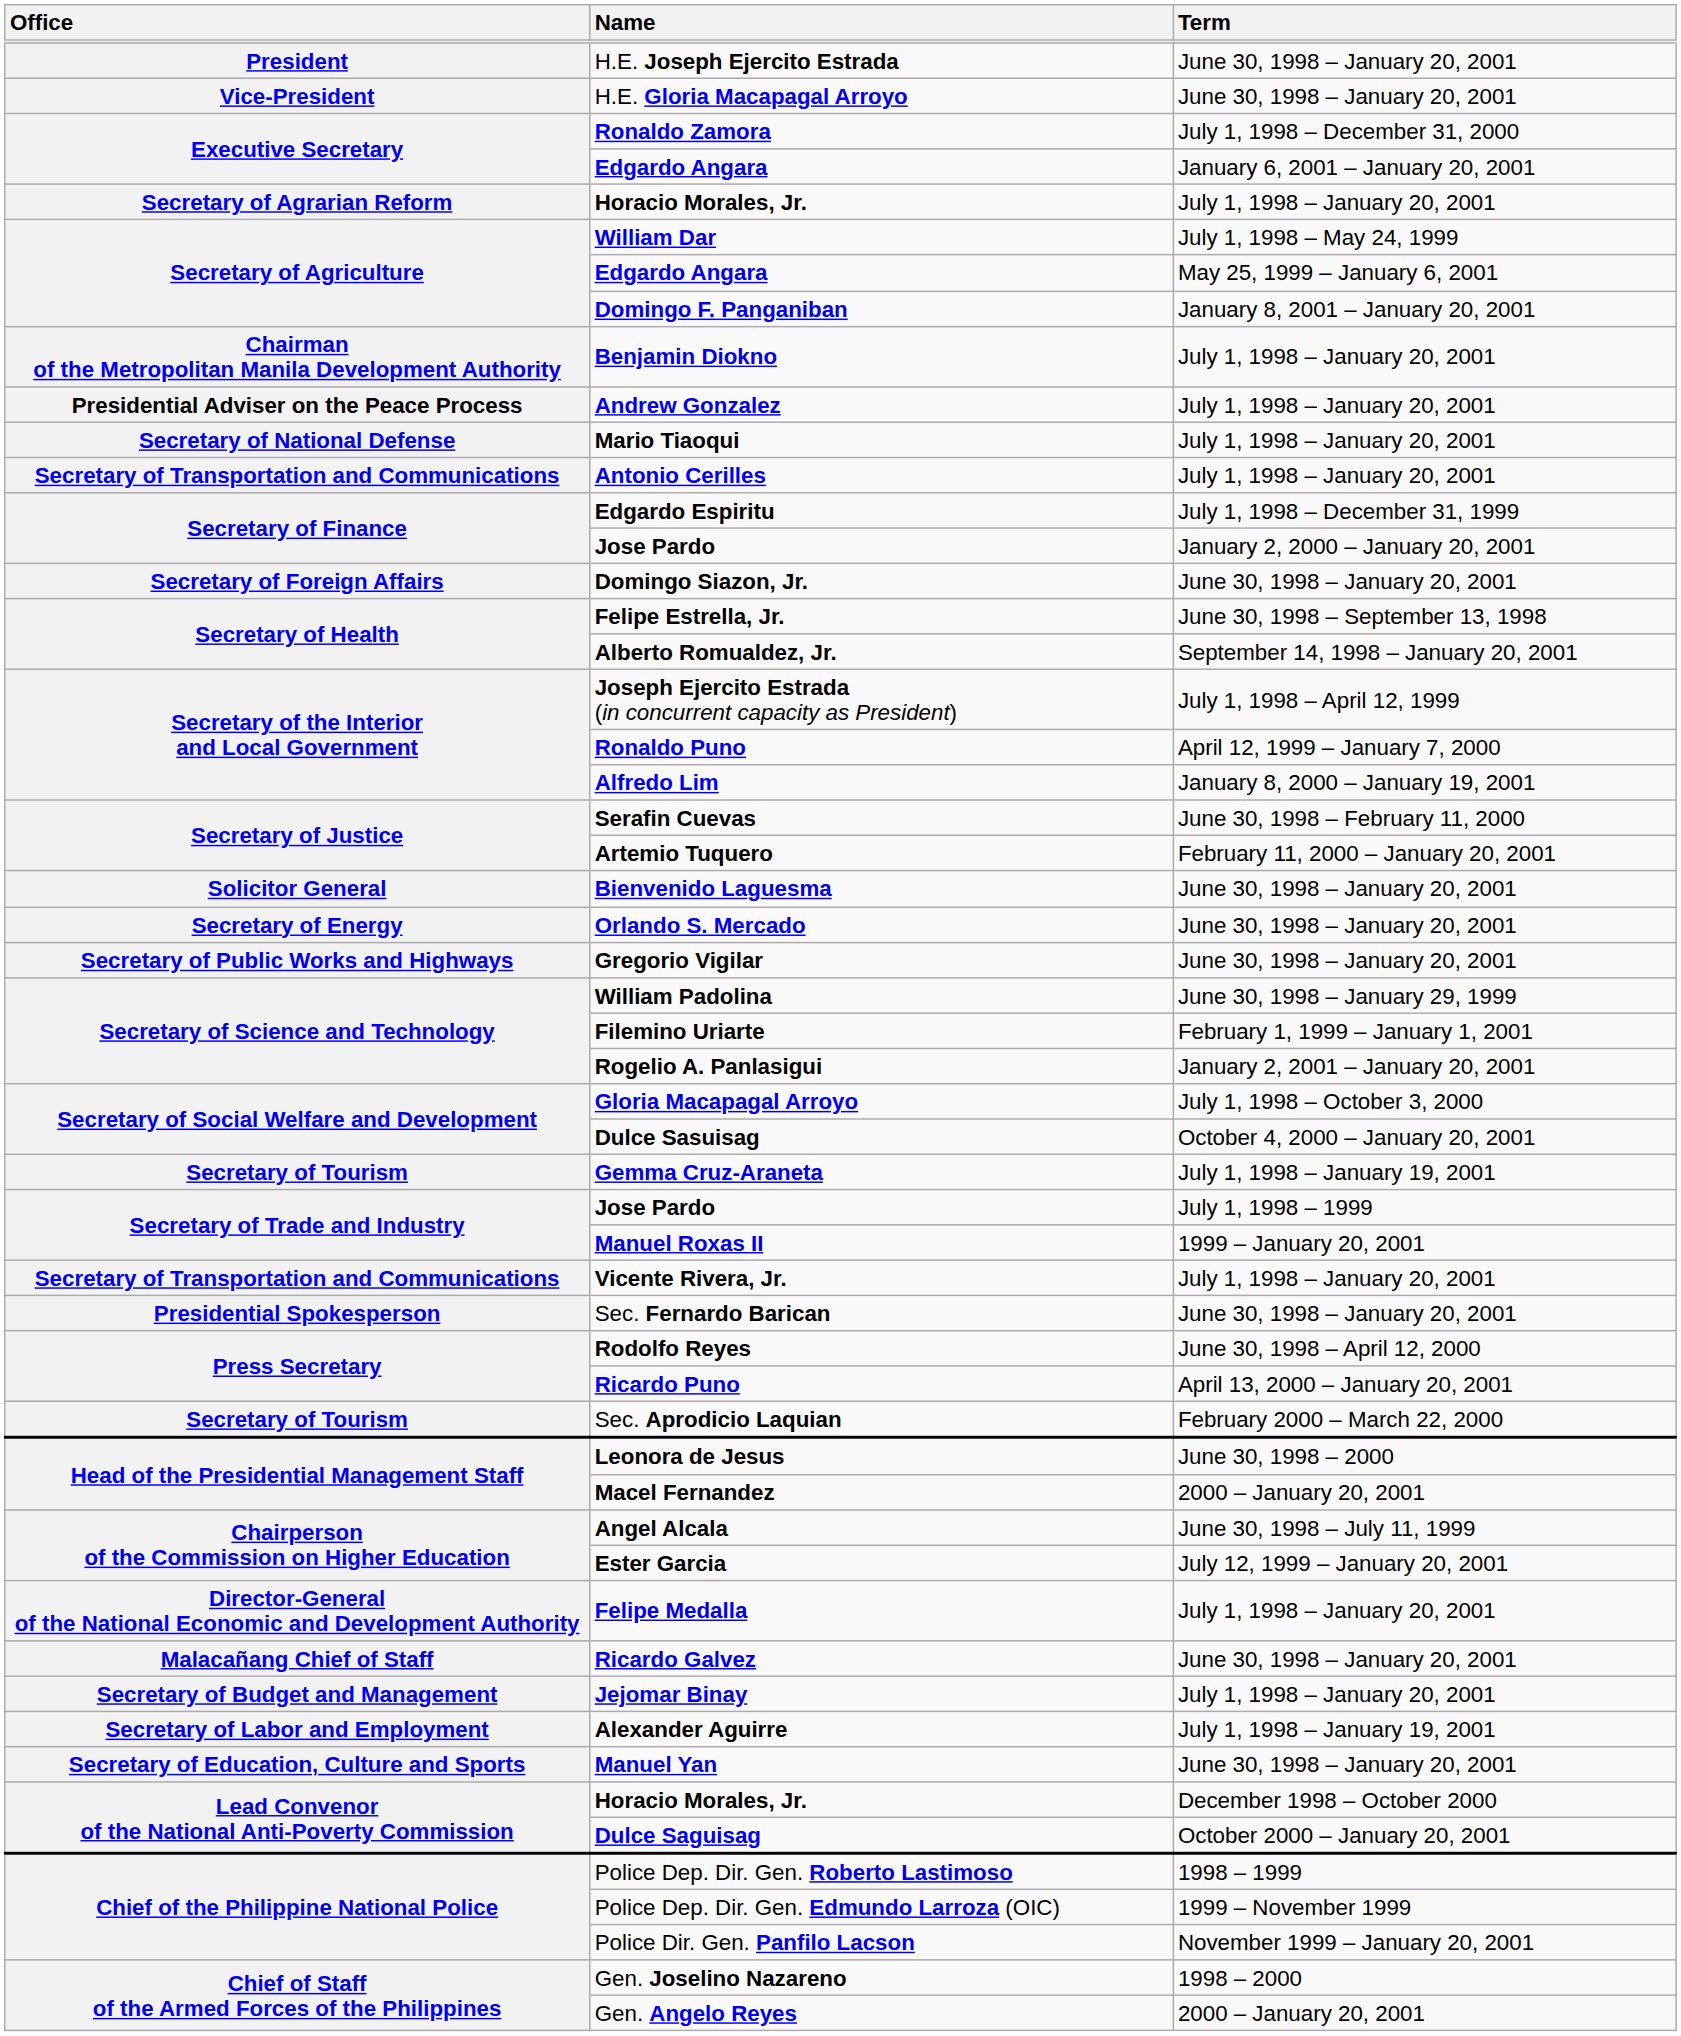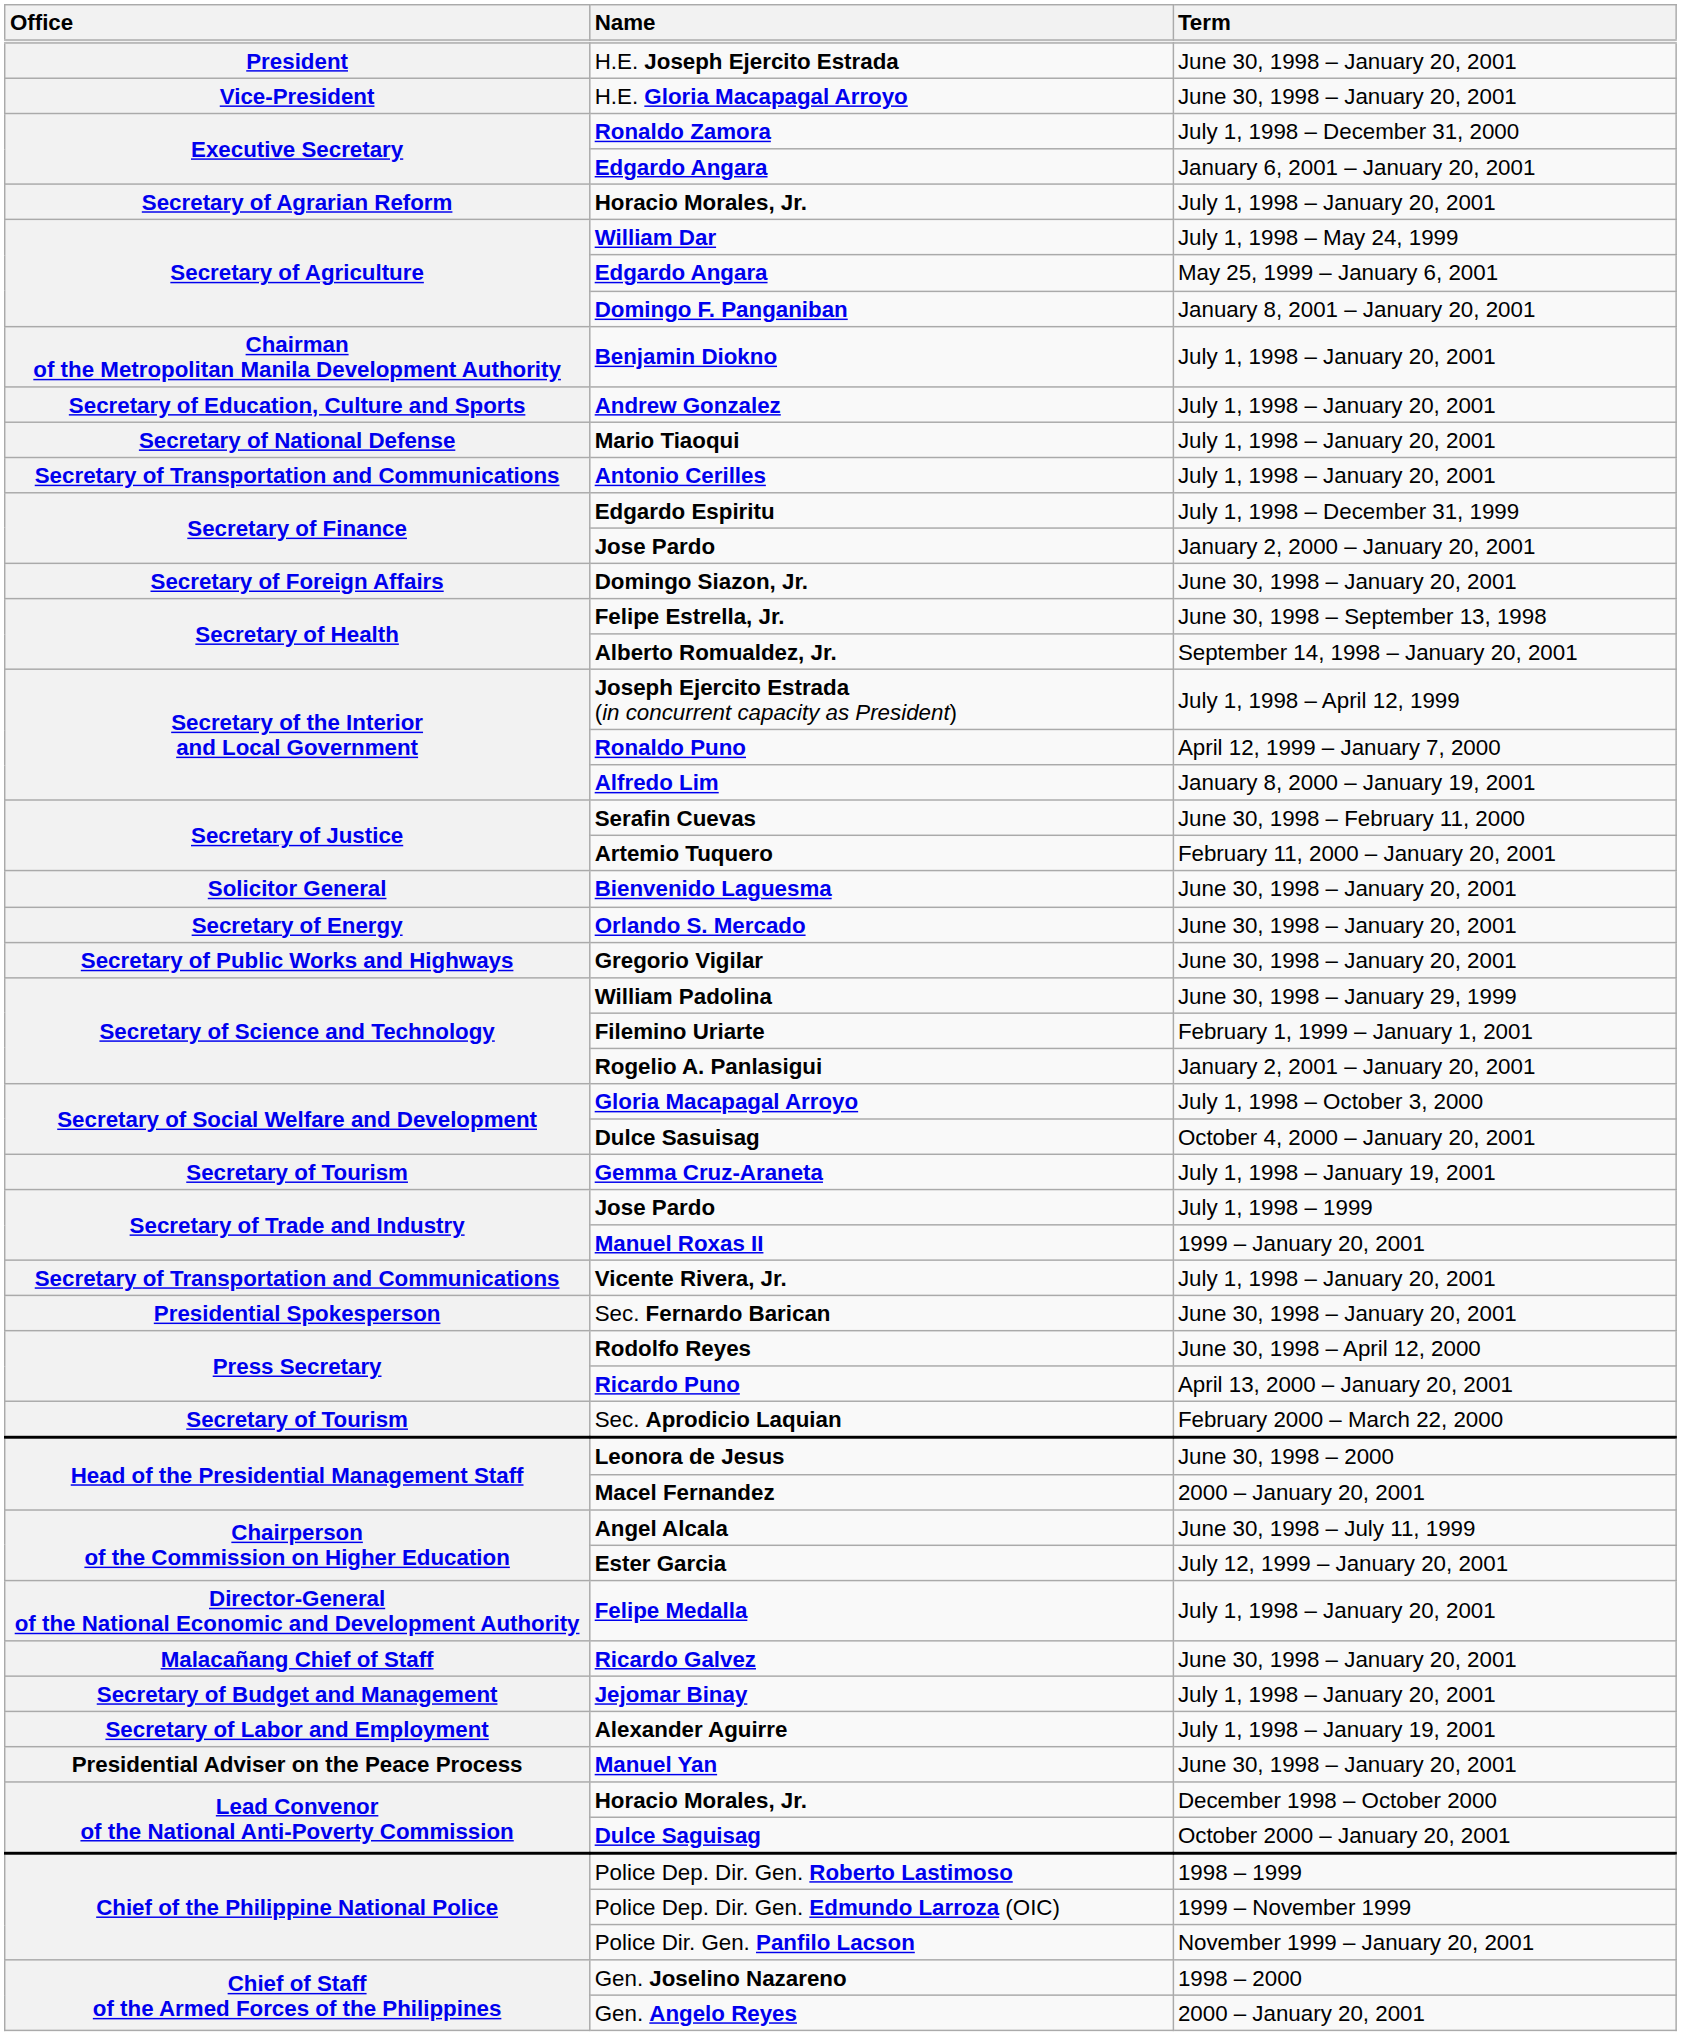(297, 404) Presidential Adviser on the Peace Process -> (297, 404) Secretary of Education, Culture and Sports
(297, 1764) Secretary of Education, Culture and Sports -> (297, 1764) Presidential Adviser on the Peace Process
